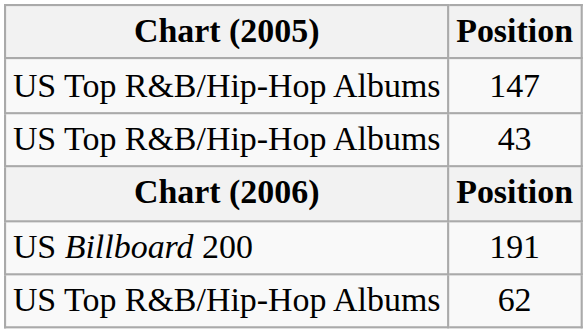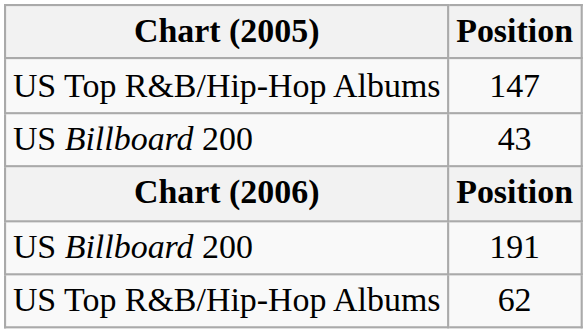(227, 138) US Top R&B/Hip-Hop Albums -> (133, 138) US Billboard 200
